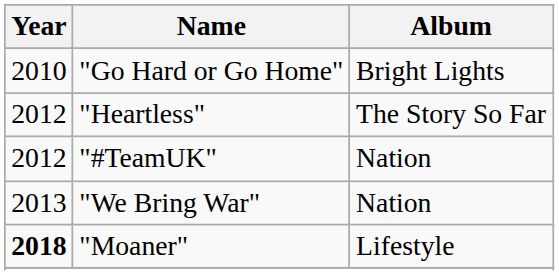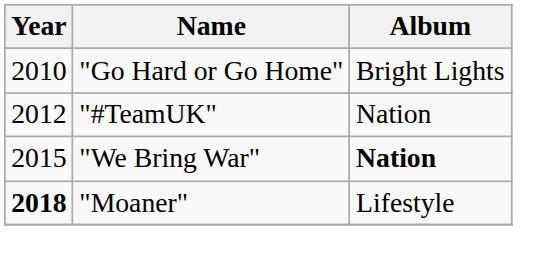- row: (142, 114)
(39, 202) 2013 -> (39, 158) 2015
(394, 202) normal -> (396, 158) bold
